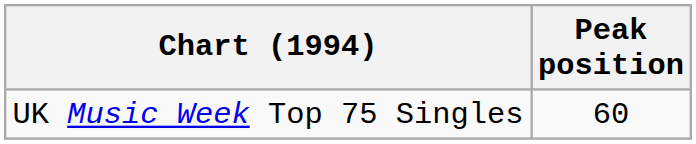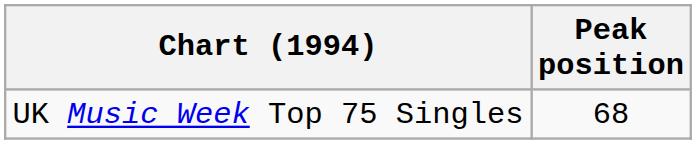(611, 115) 60 -> (611, 115) 68
